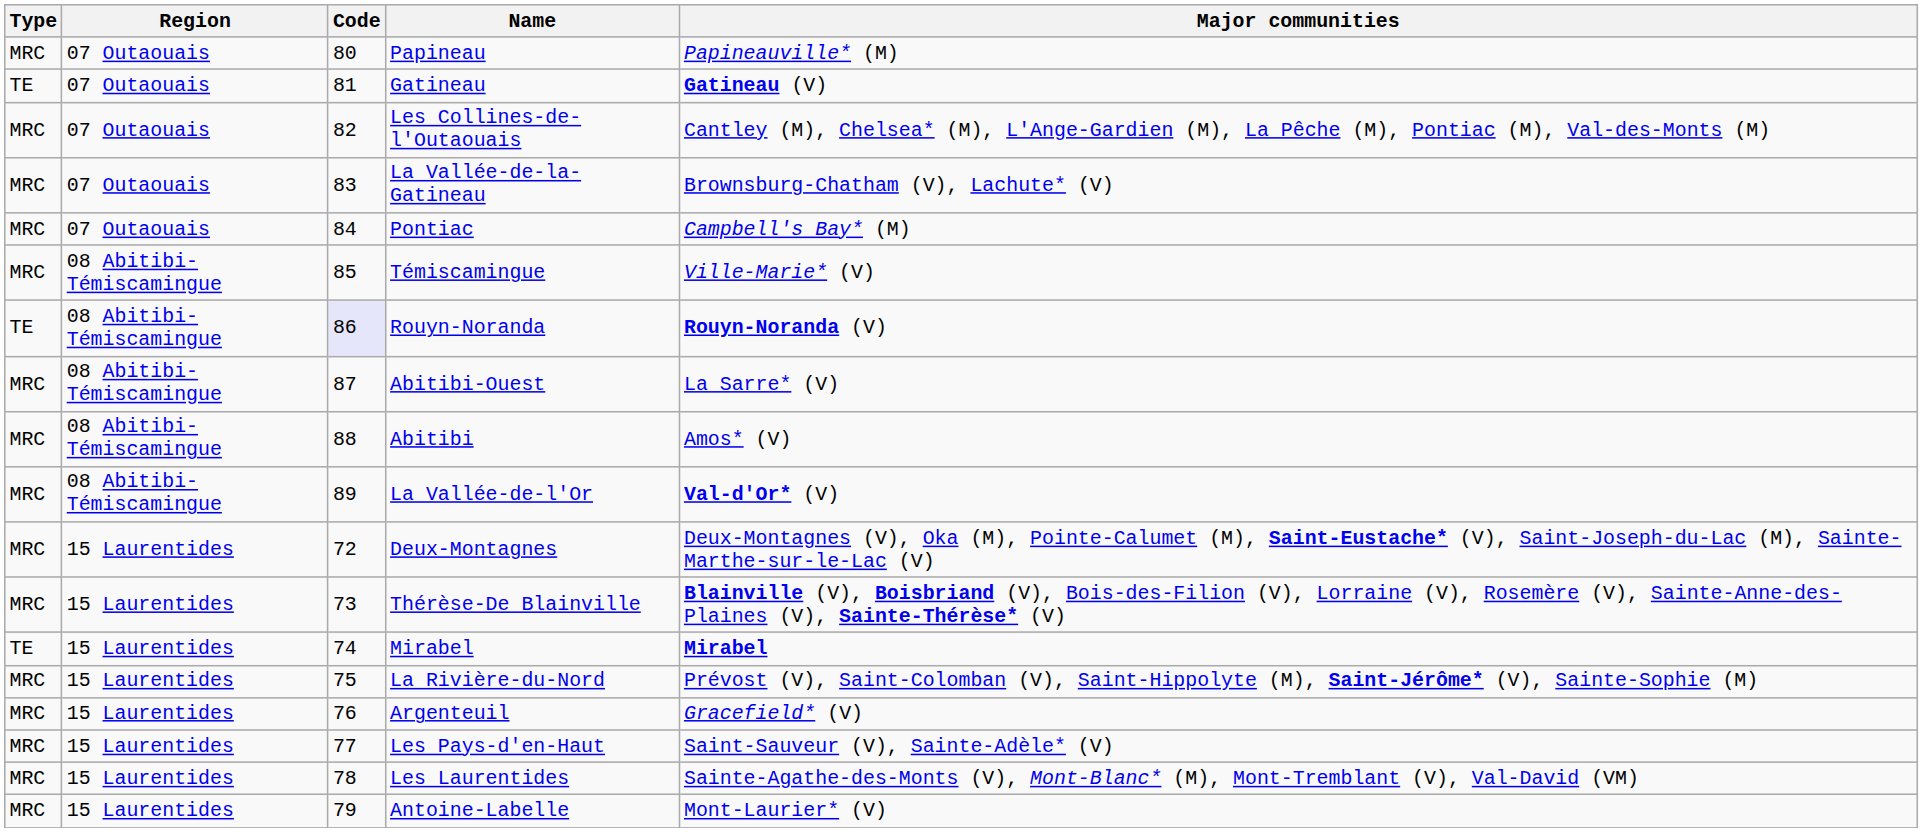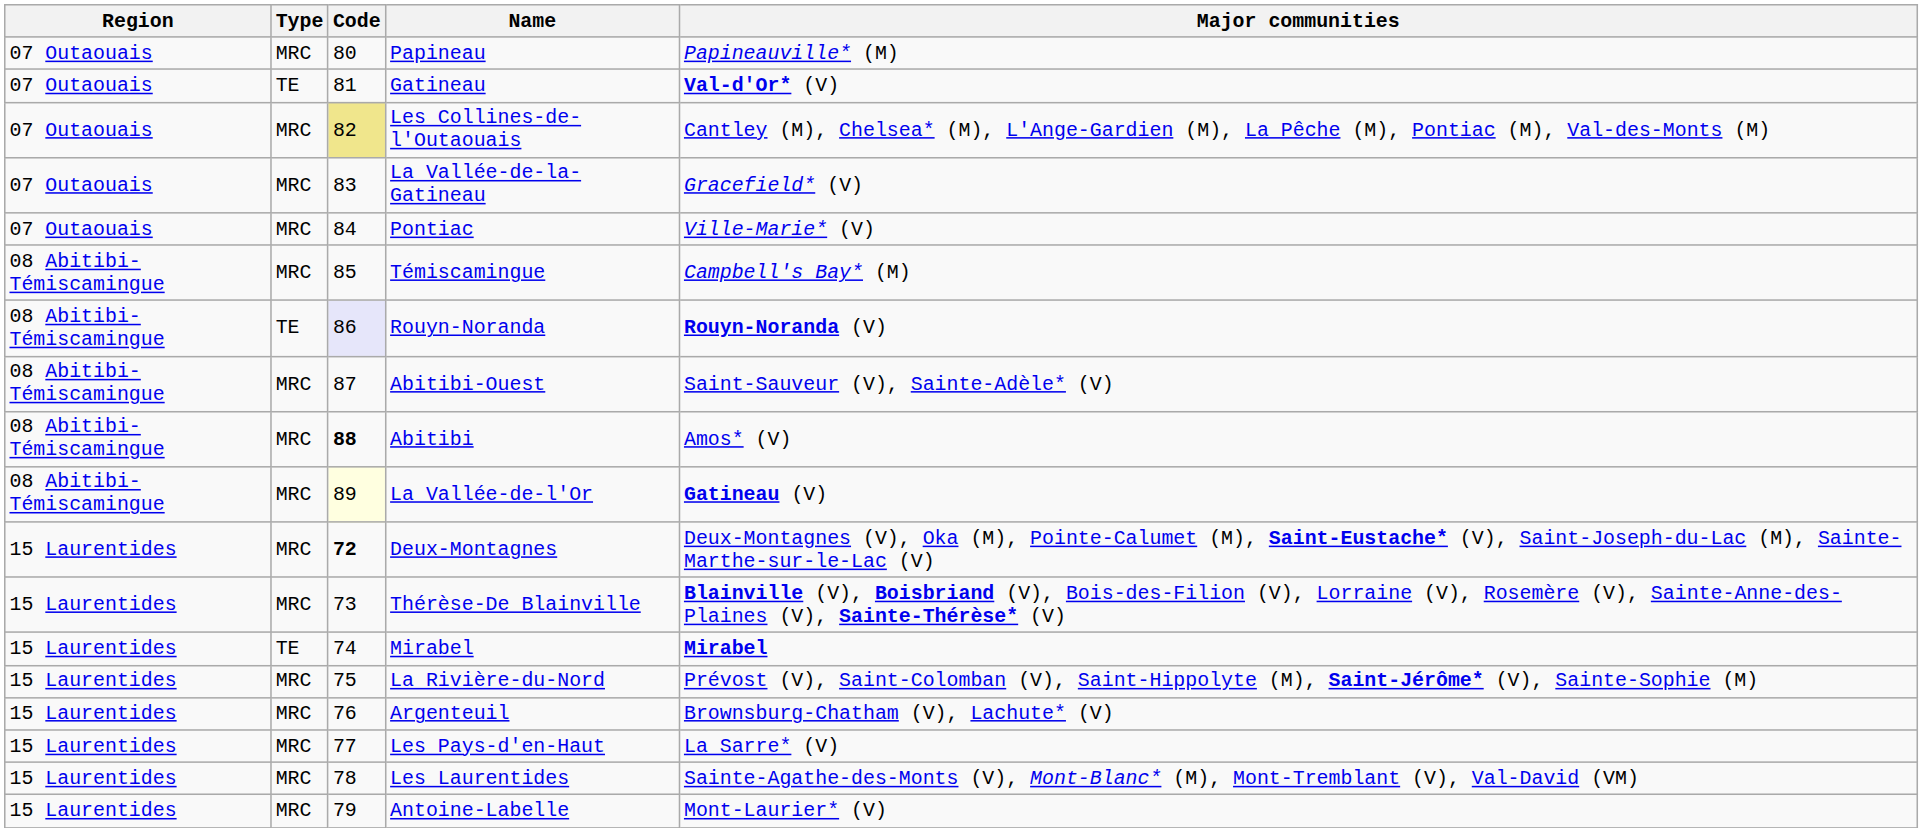columns swapped: (195, 21) <-> (33, 21)
(756, 86) Gatineau (V) -> (762, 86) Val-d'Or* (V)
(345, 130) no background -> (345, 130) khaki background
(899, 185) Brownsburg-Chatham (V), Lachute* (V) -> (773, 185) Gracefield* (V)
(797, 229) Campbell's Bay* (M) -> (779, 229) Ville-Marie* (V)
(779, 273) Ville-Marie* (V) -> (797, 273) Campbell's Bay* (M)
(762, 384) La Sarre* (V) -> (899, 384) Saint-Sauveur (V), Sainte-Adèle* (V)
(345, 439) normal -> (345, 439) bold
(345, 494) no background -> (345, 494) lightyellow background
(762, 494) Val-d'Or* (V) -> (756, 494) Gatineau (V)
(345, 550) normal -> (345, 550) bold
(773, 714) Gracefield* (V) -> (899, 714) Brownsburg-Chatham (V), Lachute* (V)
(899, 746) Saint-Sauveur (V), Sainte-Adèle* (V) -> (762, 746) La Sarre* (V)
